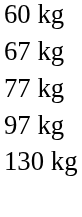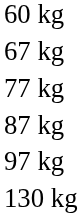+ row: (34, 124)
